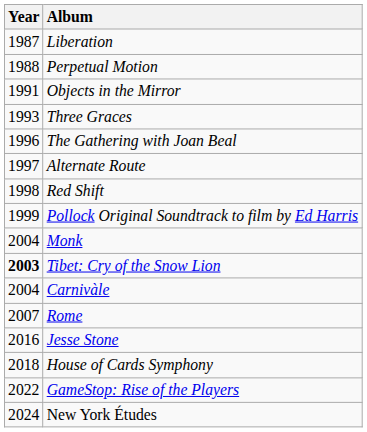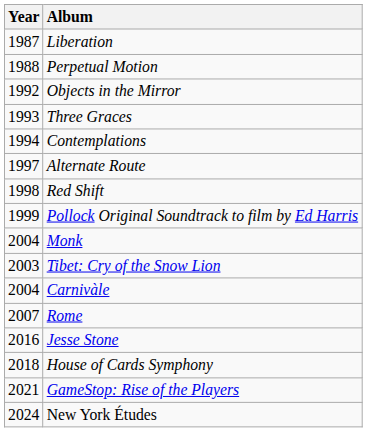(24, 91) 1991 -> (24, 91) 1992
+ row: (96, 141)
- row: (142, 141)
(24, 265) bold -> (24, 265) normal
(24, 389) 2022 -> (24, 389) 2021
